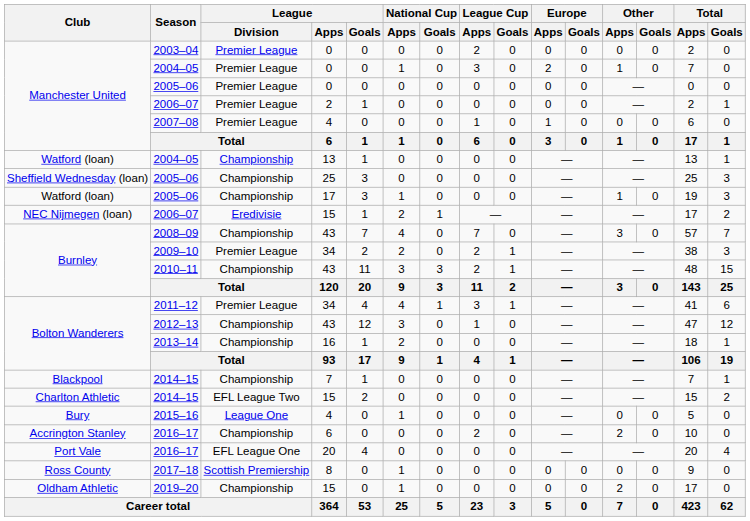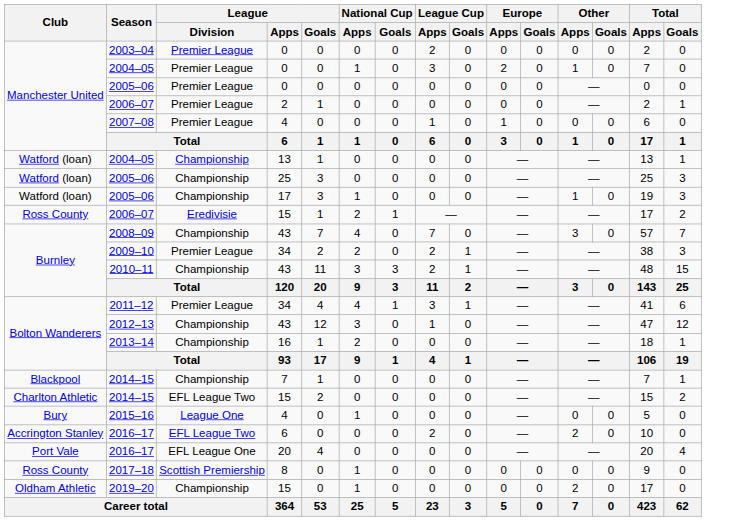(78, 178) Sheffield Wednesday (loan) -> (55, 178) Watford (loan)
(78, 214) NEC Nijmegen (loan) -> (55, 214) Ross County
(256, 433) Championship -> (212, 433) EFL League Two
